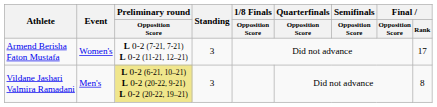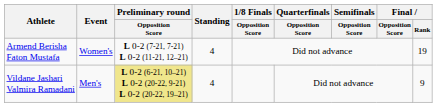(212, 51) 3 -> (212, 51) 4
(422, 51) 17 -> (422, 51) 19
(212, 83) 3 -> (212, 83) 4
(422, 83) 8 -> (422, 83) 9
